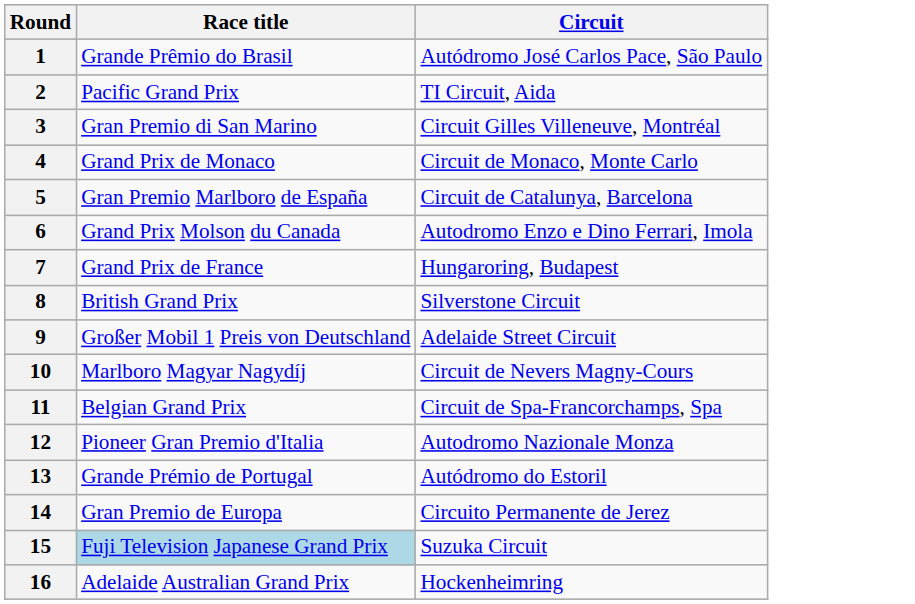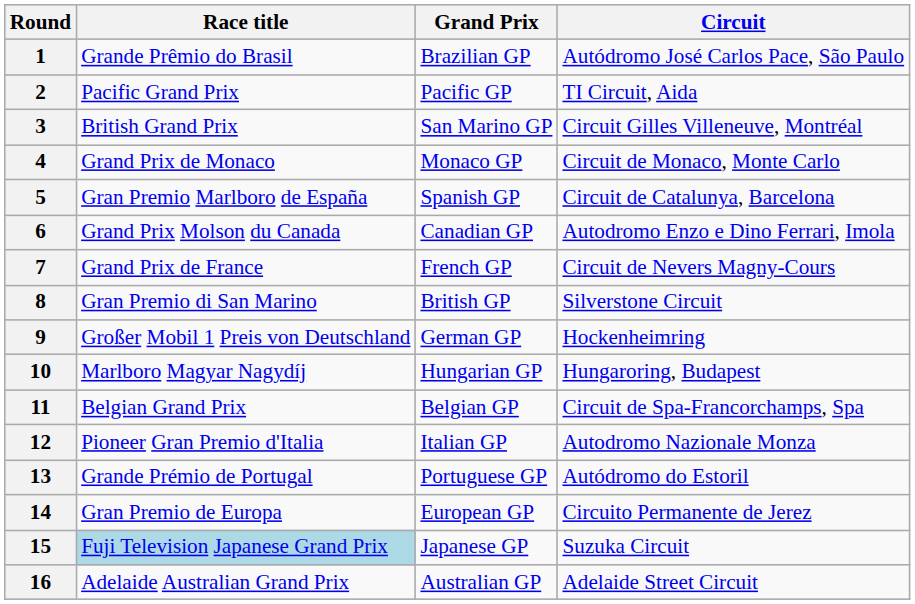+ column: (486, 21)
(199, 126) Gran Premio di San Marino -> (160, 126) British Grand Prix
(519, 266) Hungaroring, Budapest -> (699, 266) Circuit de Nevers Magny-Cours
(160, 301) British Grand Prix -> (199, 301) Gran Premio di San Marino
(518, 336) Adelaide Street Circuit -> (634, 336) Hockenheimring
(557, 371) Circuit de Nevers Magny-Cours -> (661, 371) Hungaroring, Budapest
(492, 581) Hockenheimring -> (660, 581) Adelaide Street Circuit
